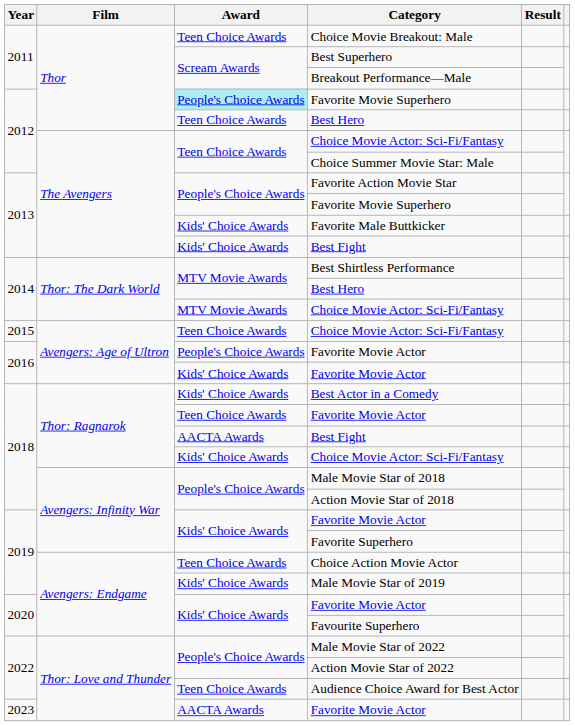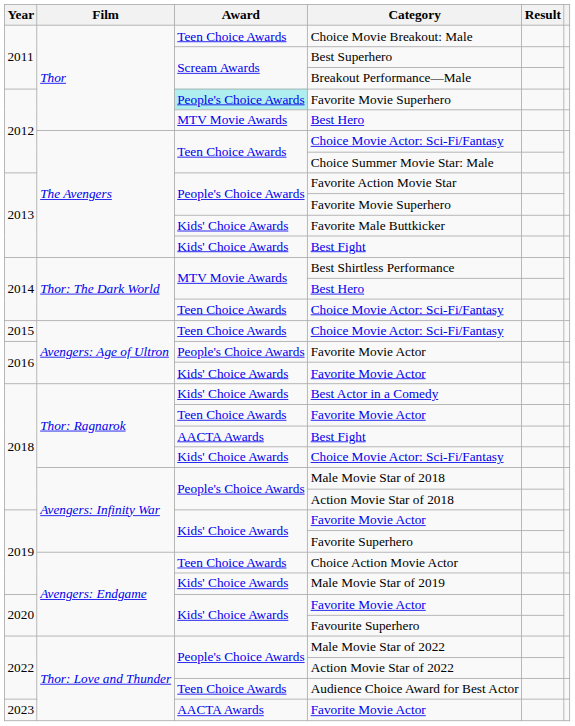(232, 120) Teen Choice Awards -> (232, 120) MTV Movie Awards
(232, 309) MTV Movie Awards -> (232, 309) Teen Choice Awards
